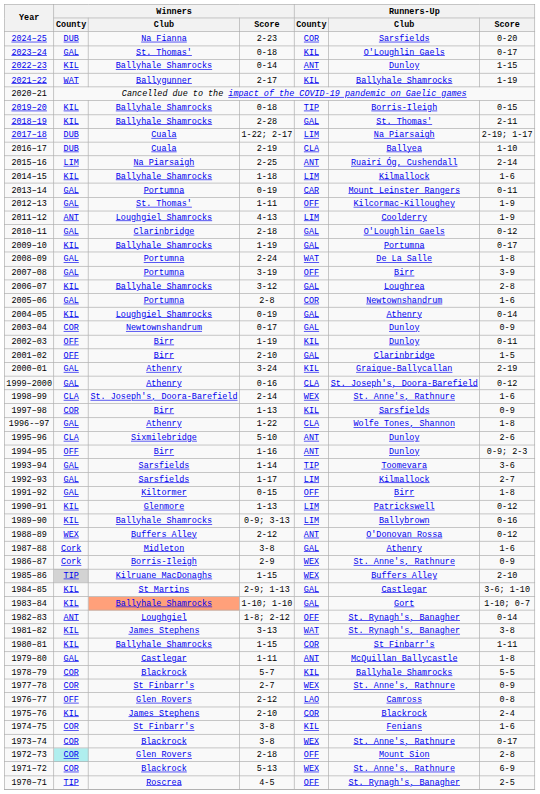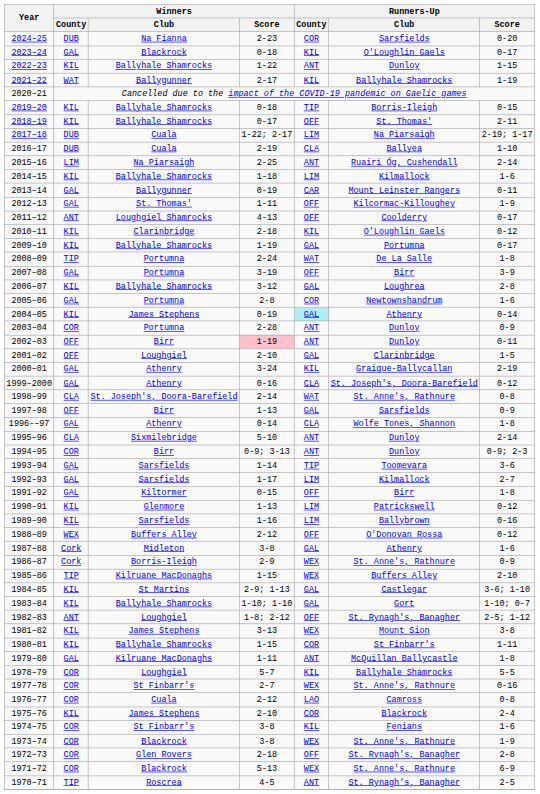(164, 53) St. Thomas' -> (164, 53) Blackrock
(267, 66) 0-14 -> (267, 66) 1-22
(267, 121) 2-28 -> (267, 121) 0-17
(311, 121) GAL -> (311, 121) OFF
(164, 190) Portumna -> (164, 190) Ballygunner
(311, 218) LIM -> (311, 218) OFF
(507, 218) 1-9 -> (507, 218) 0-17
(71, 232) GAL -> (71, 232) KIL
(311, 232) GAL -> (311, 232) KIL
(71, 259) GAL -> (71, 259) TIP
(164, 314) Loughgiel Shamrocks -> (164, 314) James Stephens
(311, 314) no background -> (311, 314) paleturquoise background
(164, 328) Newtownshandrum -> (164, 328) Portumna
(267, 328) 0-17 -> (267, 328) 2-28
(311, 328) GAL -> (311, 328) ANT
(267, 342) no background -> (267, 342) pink background
(311, 342) KIL -> (311, 342) ANT
(164, 356) Birr -> (164, 356) Loughgiel
(311, 397) WEX -> (311, 397) WAT
(507, 397) 1-6 -> (507, 397) 0-8
(71, 411) COR -> (71, 411) OFF
(311, 411) KIL -> (311, 411) GAL
(267, 424) 1-22 -> (267, 424) 0-14
(507, 438) 2-6 -> (507, 438) 2-14
(71, 452) OFF -> (71, 452) COR
(267, 452) 1-16 -> (267, 452) 0-9; 3-13
(164, 521) Ballyhale Shamrocks -> (164, 521) Sarsfields
(267, 521) 0-9; 3-13 -> (267, 521) 1-16
(311, 535) ANT -> (311, 535) OFF
(71, 576) lightgrey background -> (71, 576) no background
(164, 603) lightsalmon background -> (164, 603) no background
(507, 617) 0-14 -> (507, 617) 2-5; 1-12
(311, 631) WAT -> (311, 631) WEX
(404, 631) St. Rynagh's, Banagher -> (404, 631) Mount Sion
(164, 658) Castlegar -> (164, 658) Kilruane MacDonaghs
(164, 672) Blackrock -> (164, 672) Loughgiel
(507, 686) 0-9 -> (507, 686) 0-16
(71, 700) OFF -> (71, 700) COR
(164, 700) Glen Rovers -> (164, 700) Cuala
(507, 741) 0-17 -> (507, 741) 1-9
(71, 755) paleturquoise background -> (71, 755) no background
(404, 755) Mount Sion -> (404, 755) St. Rynagh's, Banagher
(311, 782) OFF -> (311, 782) ANT
